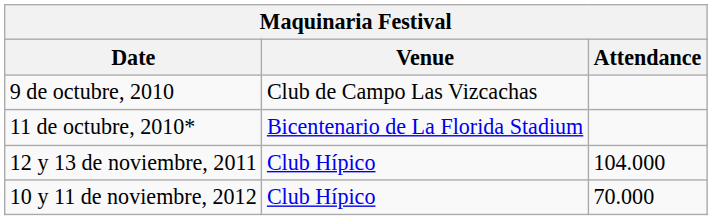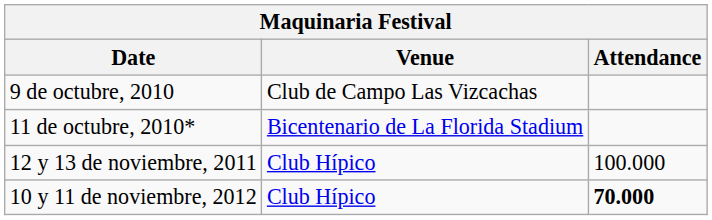(629, 162) 104.000 -> (629, 162) 100.000
(624, 197) normal -> (624, 197) bold
